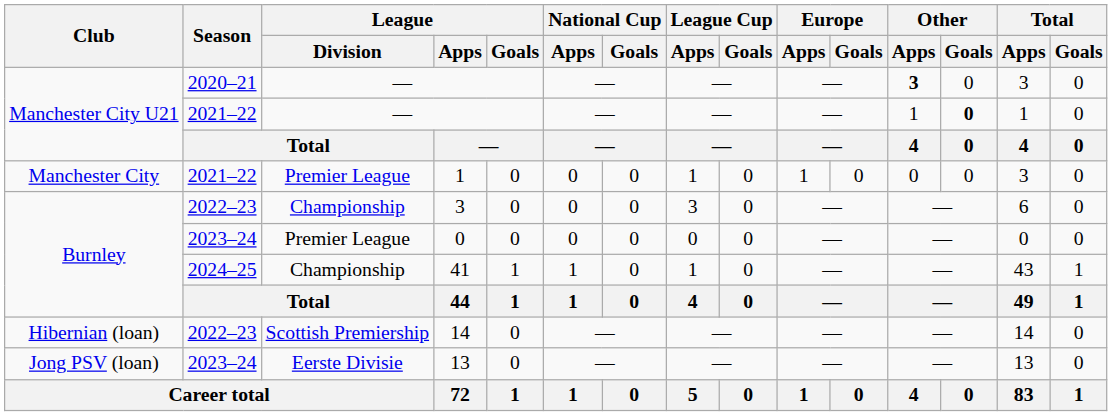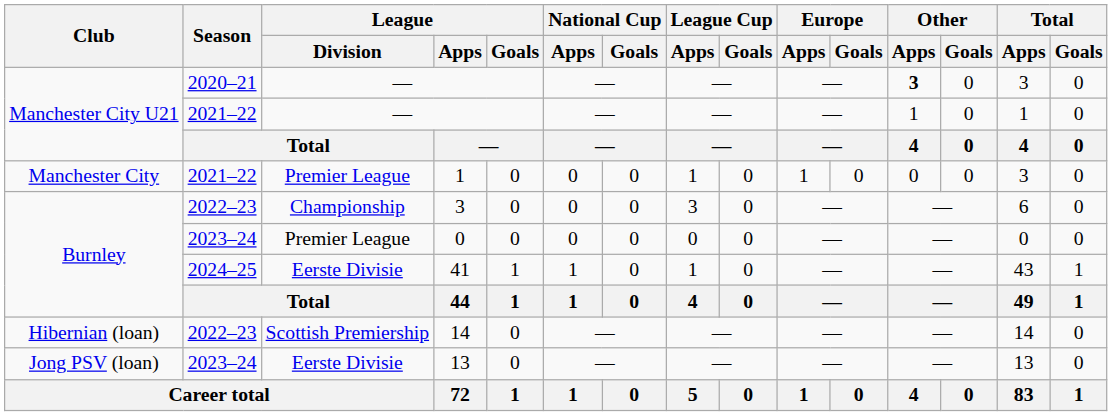(969, 113) bold -> (969, 113) normal
(347, 269) Championship -> (347, 269) Eerste Divisie
